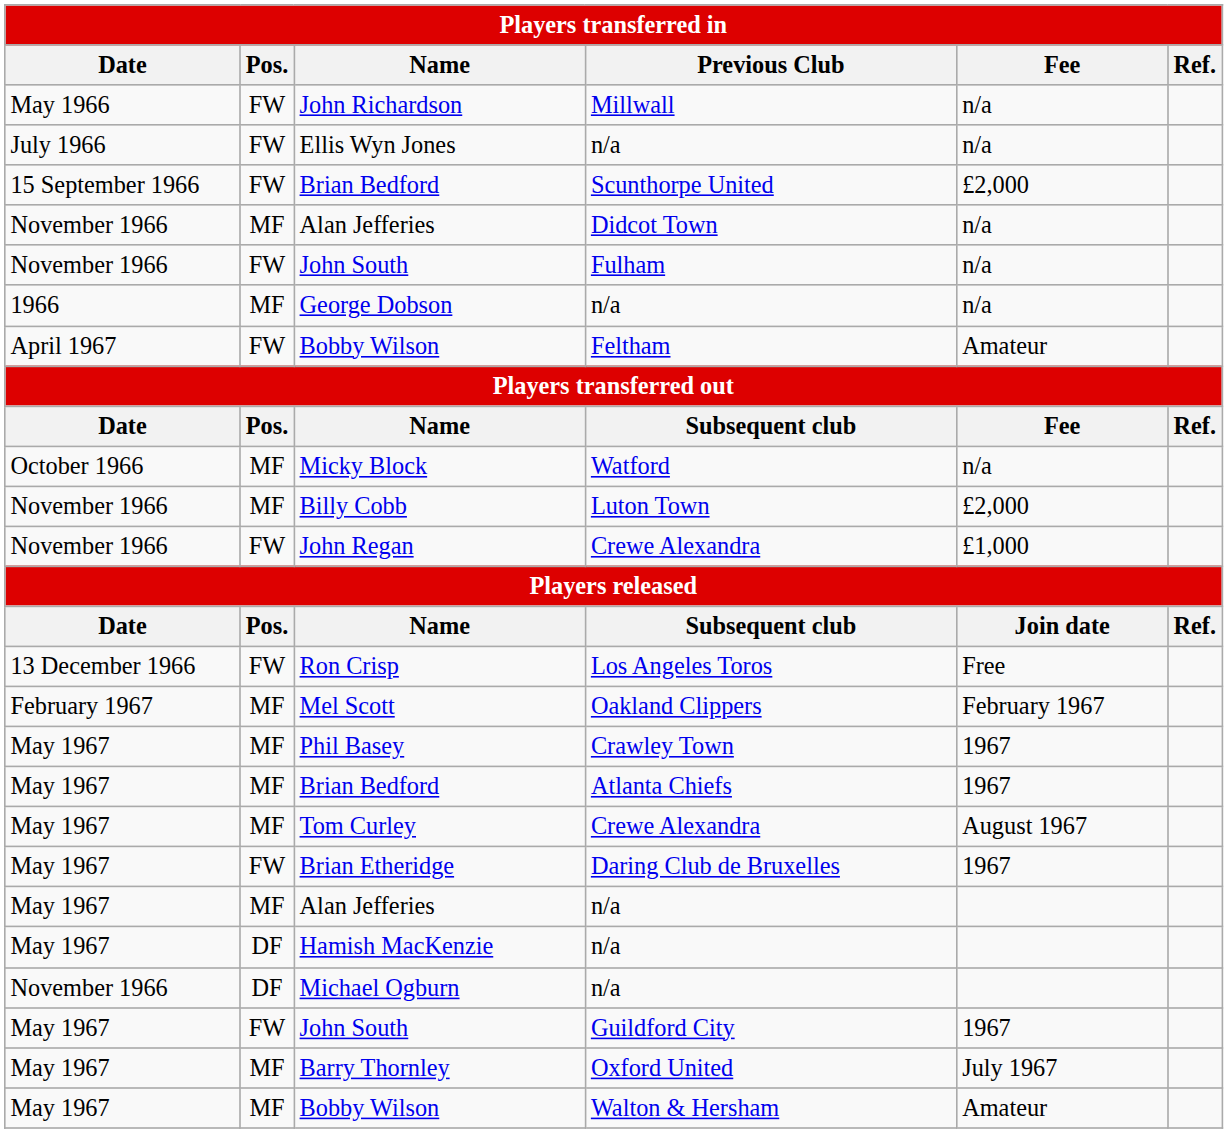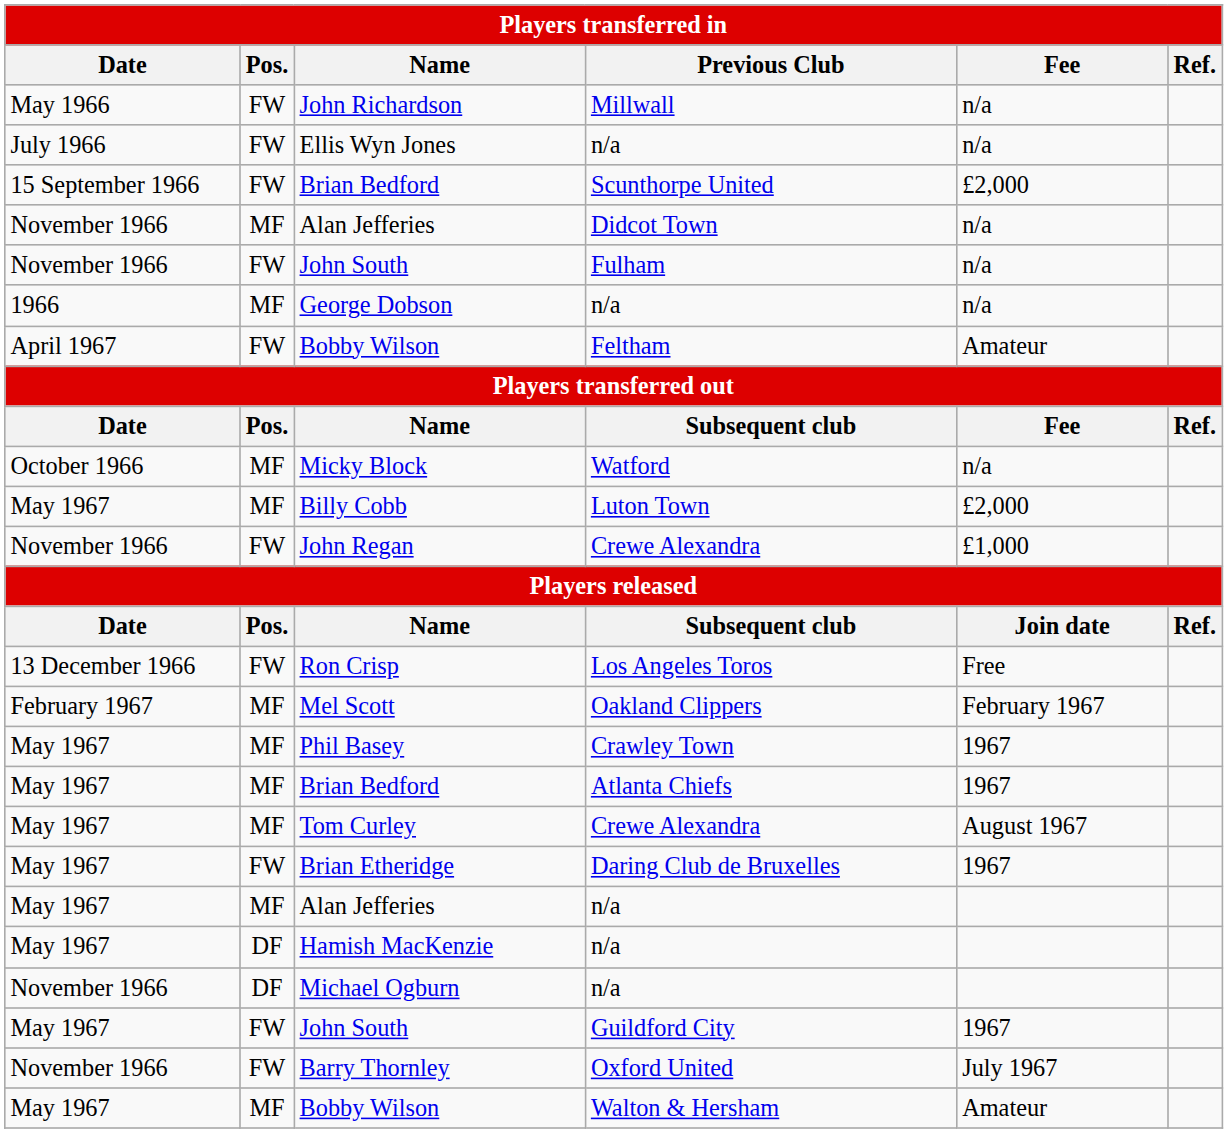(89, 505) November 1966 -> (60, 505) May 1967
(60, 1067) May 1967 -> (89, 1067) November 1966
(267, 1067) MF -> (267, 1067) FW
